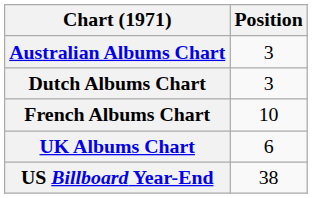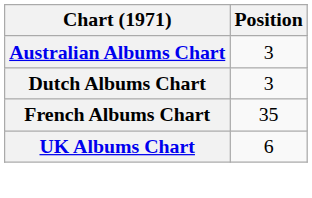(269, 114) 10 -> (269, 114) 35
- row: (117, 177)
